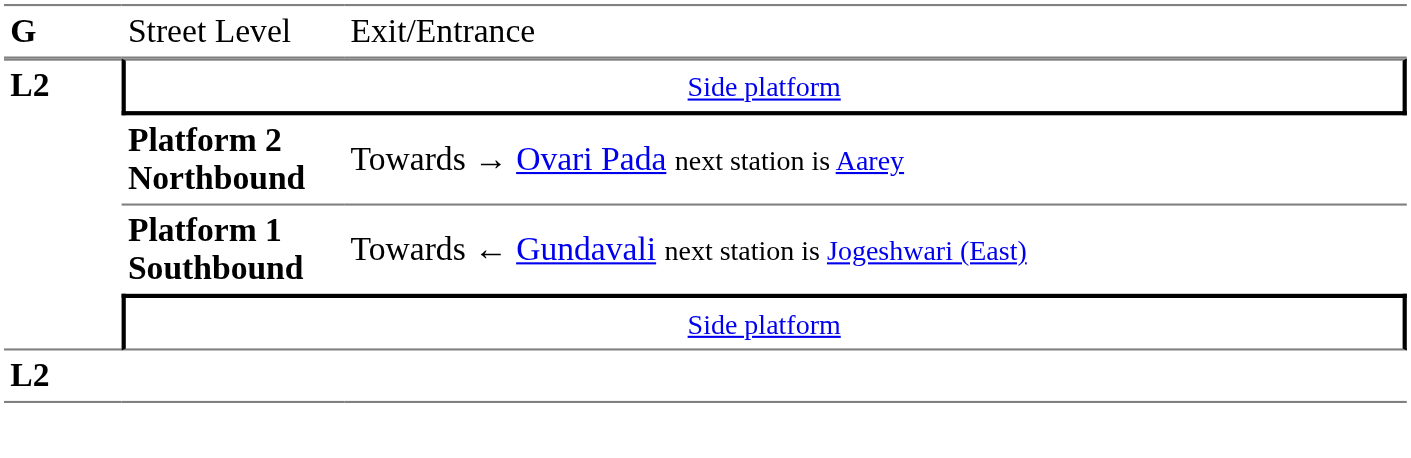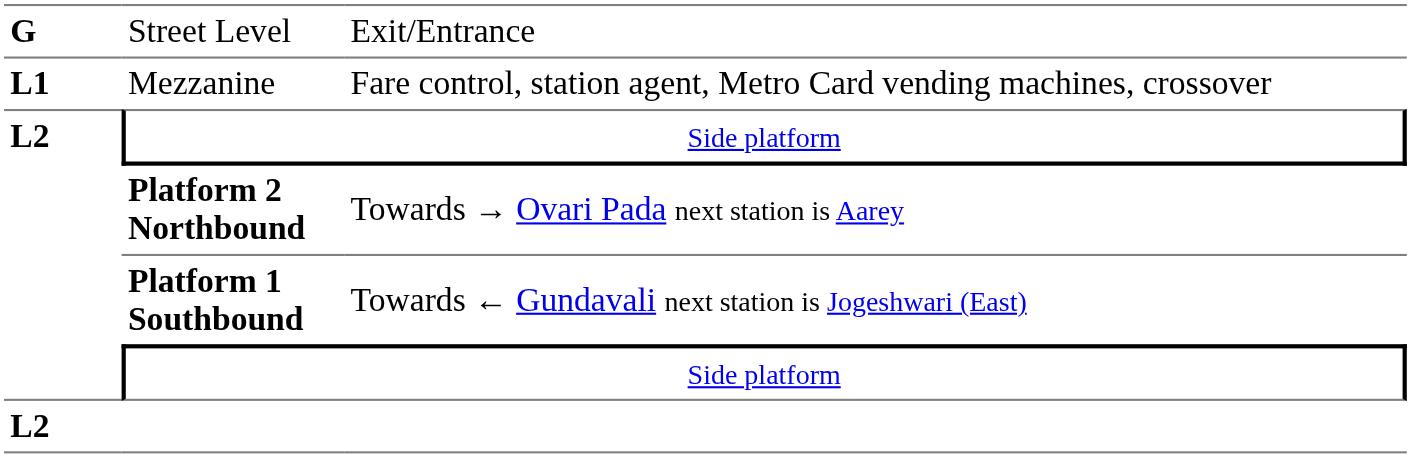+ row: (202, 83)
